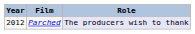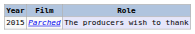(15, 23) 2012 -> (15, 23) 2015
